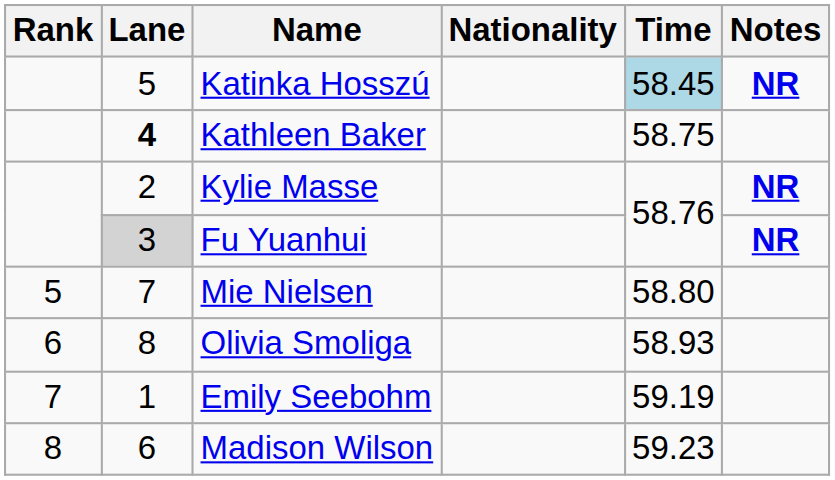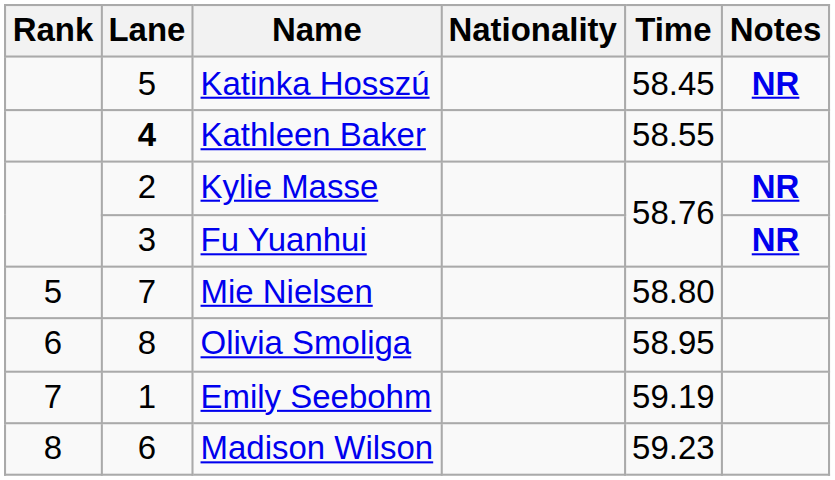(673, 82) lightblue background -> (673, 82) no background
(673, 135) 58.75 -> (673, 135) 58.55
(147, 239) lightgrey background -> (147, 239) no background
(673, 344) 58.93 -> (673, 344) 58.95
